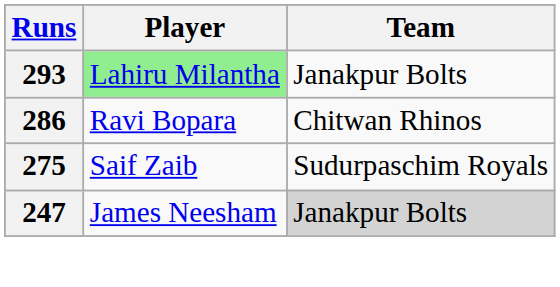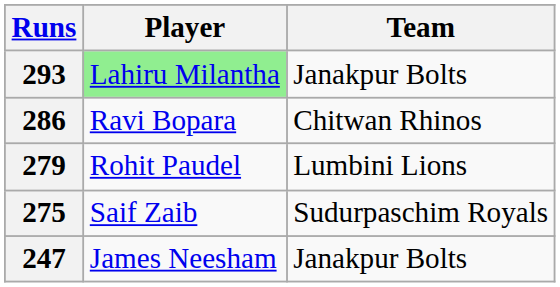+ row: (44, 166)
(380, 212) lightgrey background -> (380, 258) no background
